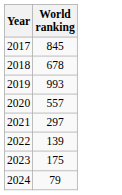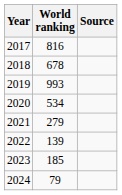+ column: (97, 21)
(55, 46) 845 -> (55, 46) 816
(55, 104) 557 -> (55, 104) 534
(55, 123) 297 -> (55, 123) 279
(55, 161) 175 -> (55, 161) 185
